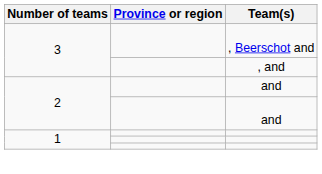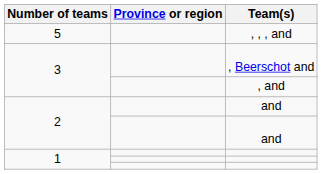+ row: (58, 33)
